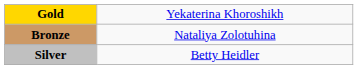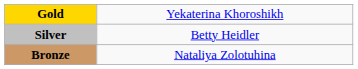rows swapped: (51, 54) <-> (51, 34)
